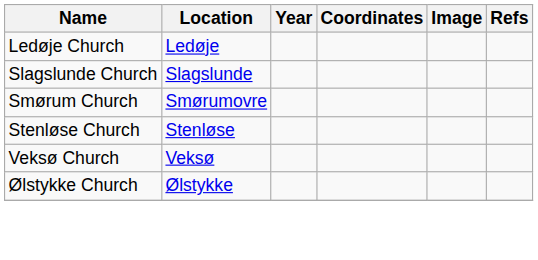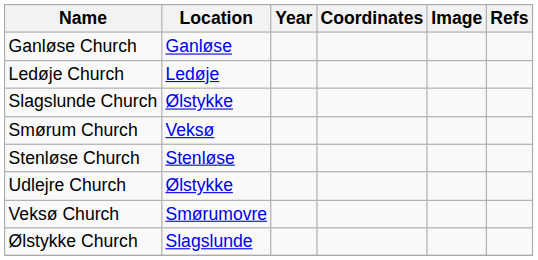+ row: (73, 46)
(209, 74) Slagslunde -> (199, 102) Ølstykke
(216, 102) Smørumovre -> (190, 130) Veksø
+ row: (67, 185)
(190, 158) Veksø -> (216, 213) Smørumovre
(199, 185) Ølstykke -> (209, 241) Slagslunde
